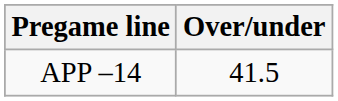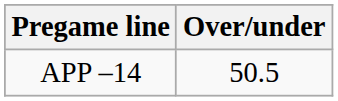(254, 72) 41.5 -> (254, 72) 50.5
